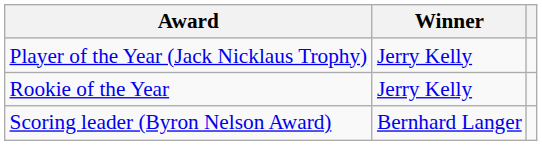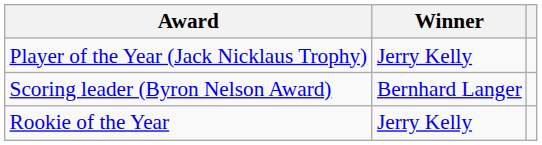rows swapped: (89, 88) <-> (171, 122)
